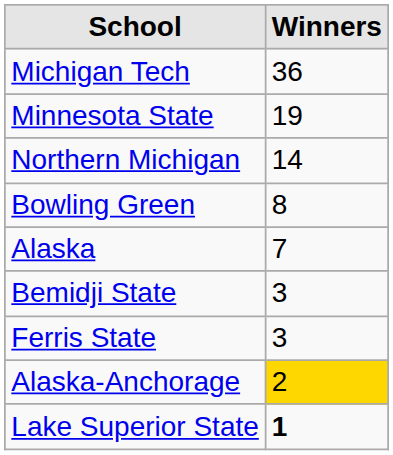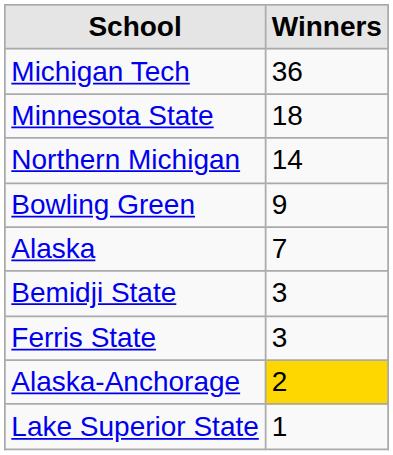(287, 115) 19 -> (287, 115) 18
(280, 204) 8 -> (280, 204) 9
(280, 426) bold -> (280, 426) normal
